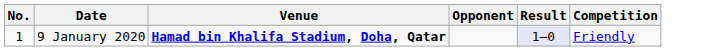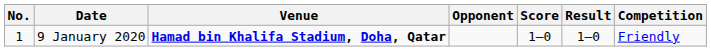+ column: (540, 15)
(543, 36) lavender background -> (588, 36) no background
